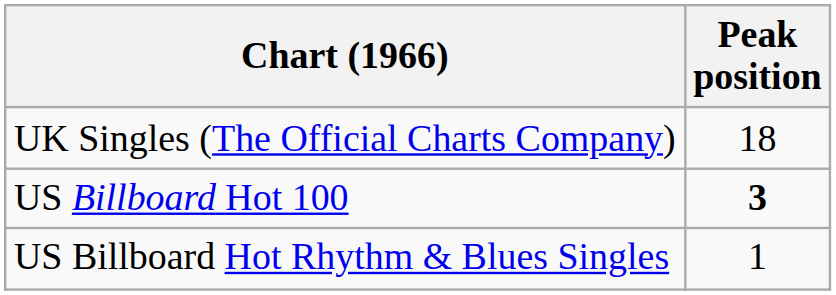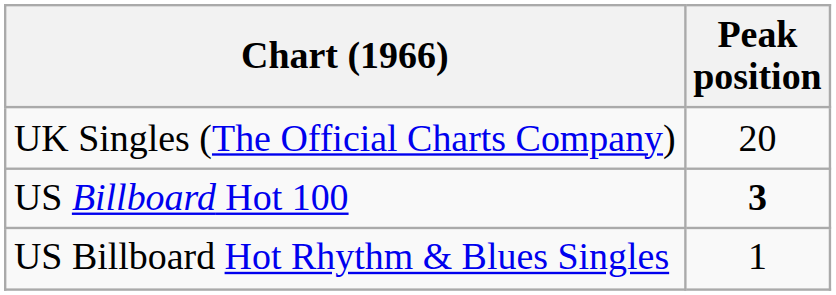(757, 137) 18 -> (757, 137) 20
